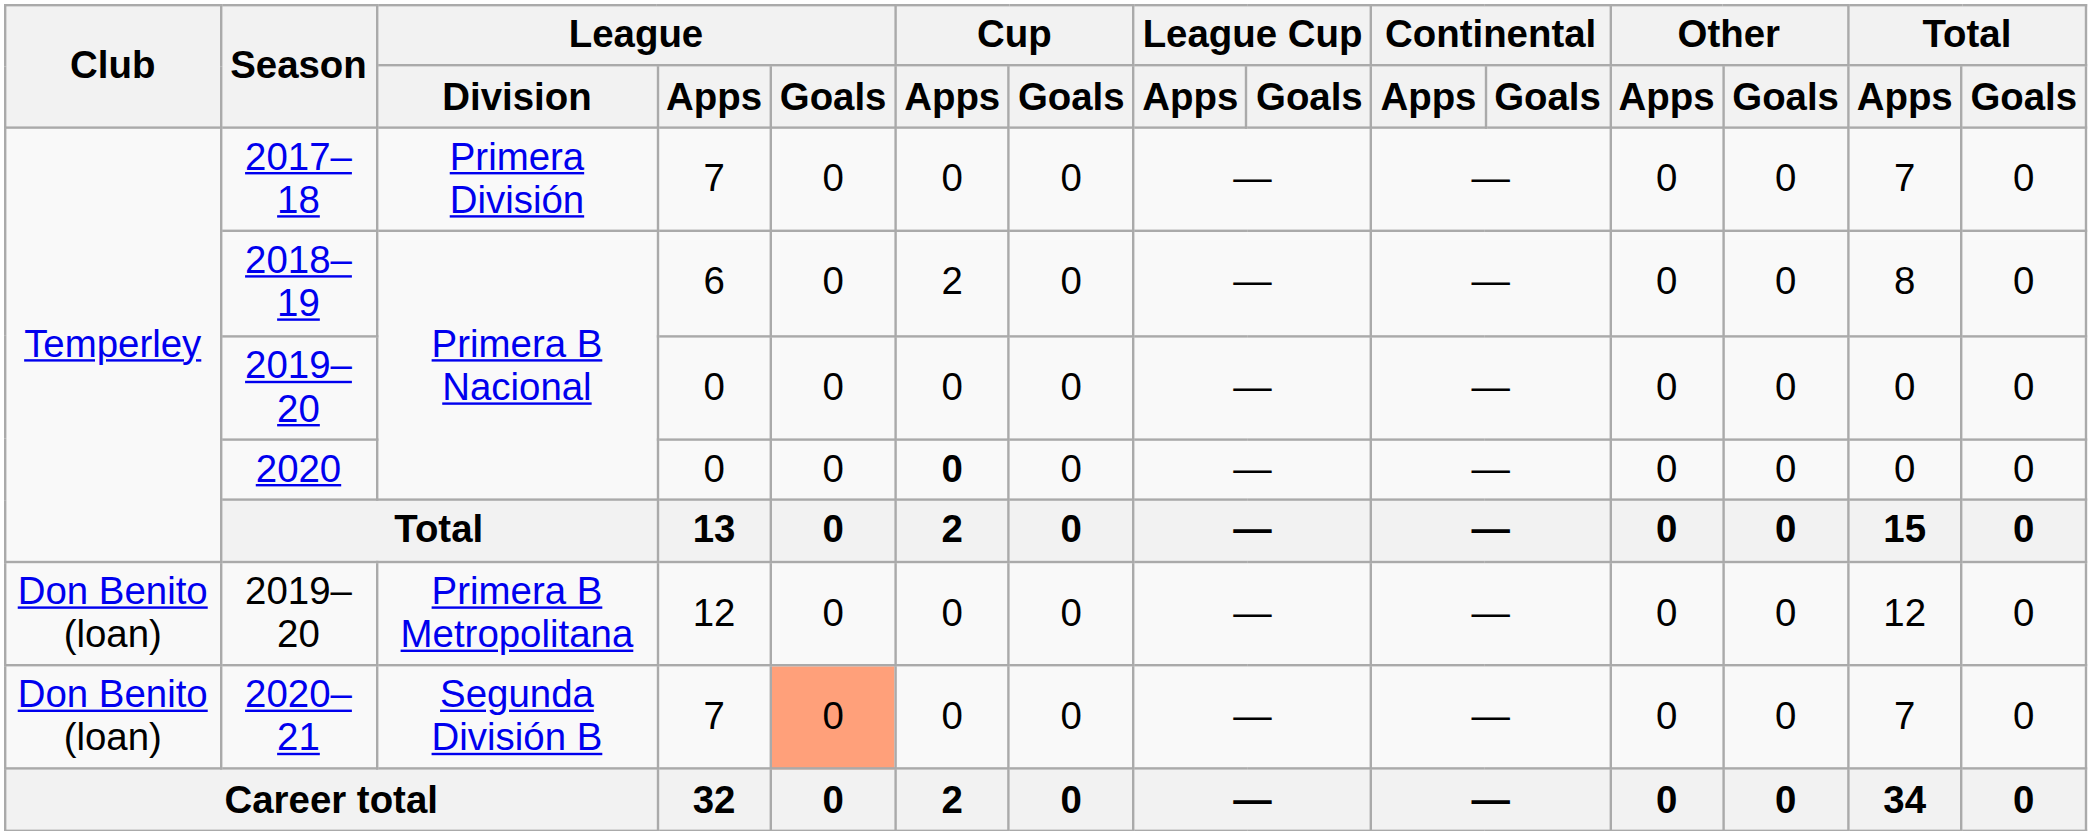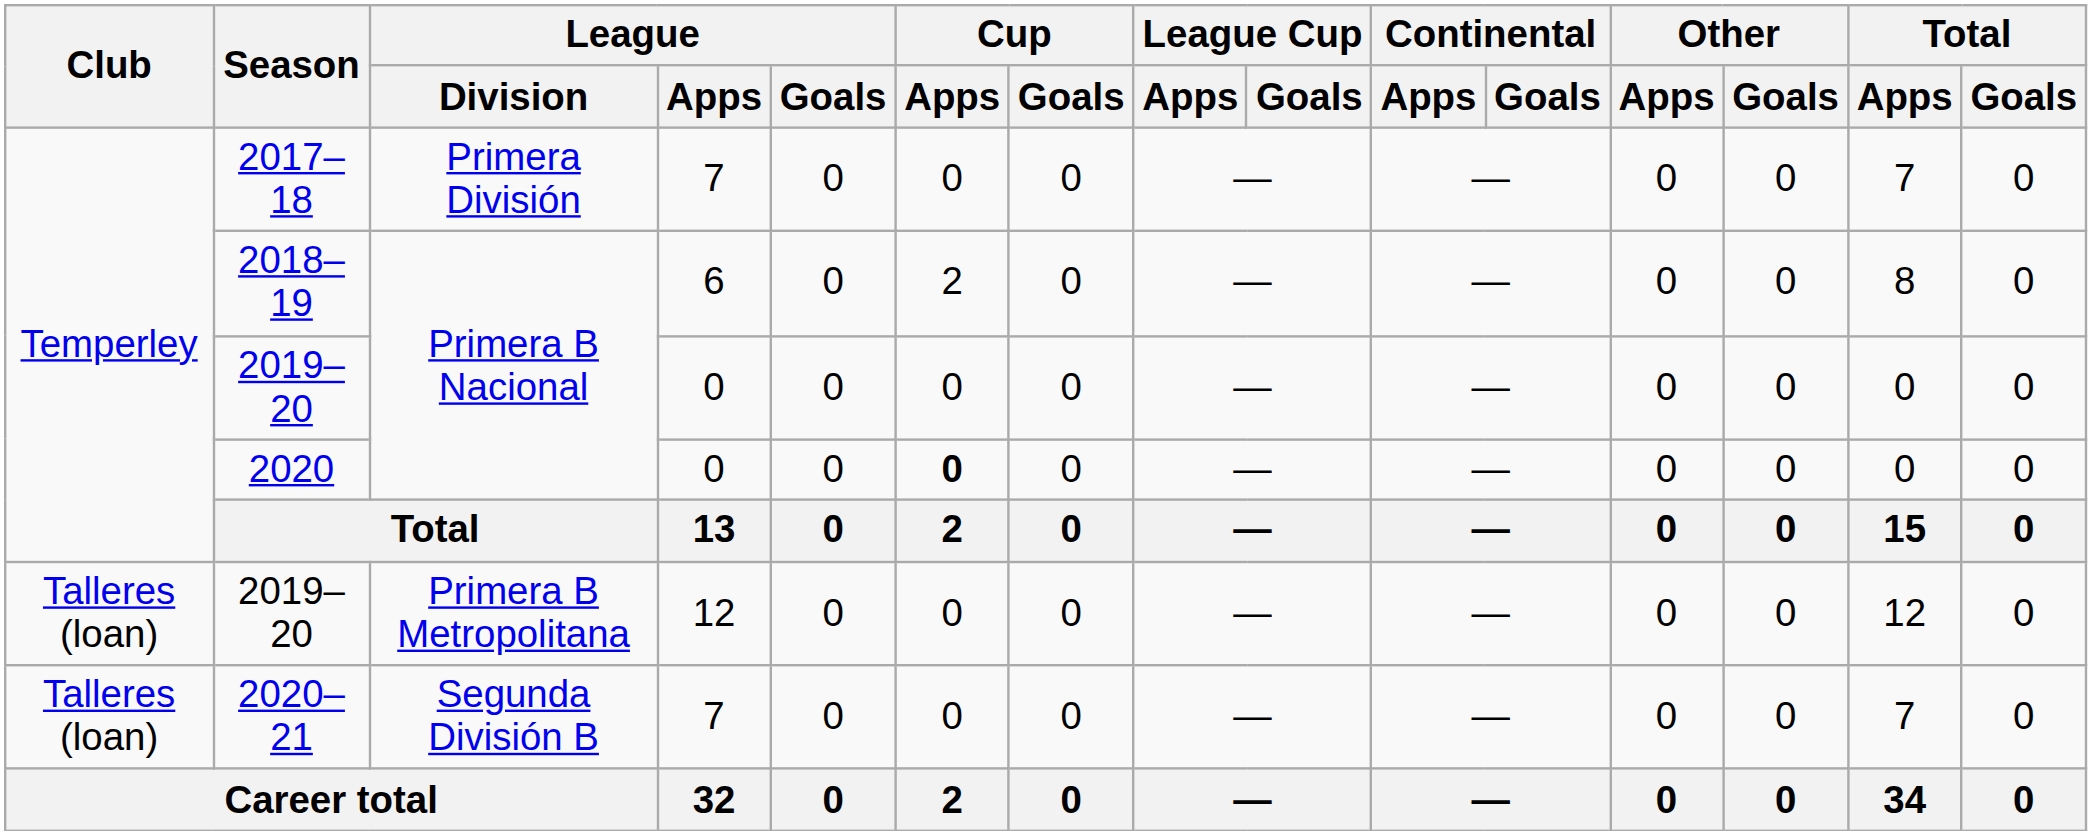(113, 612) Don Benito (loan) -> (109, 612) Talleres (loan)
(113, 716) Don Benito (loan) -> (109, 716) Talleres (loan)
(833, 716) lightsalmon background -> (833, 716) no background
